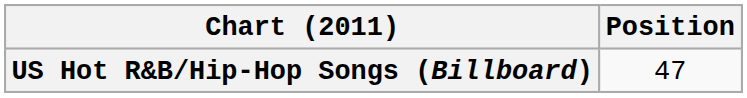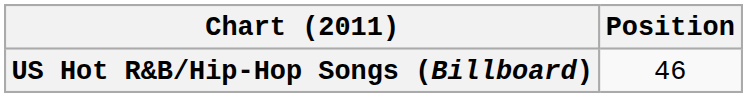(670, 71) 47 -> (670, 71) 46
